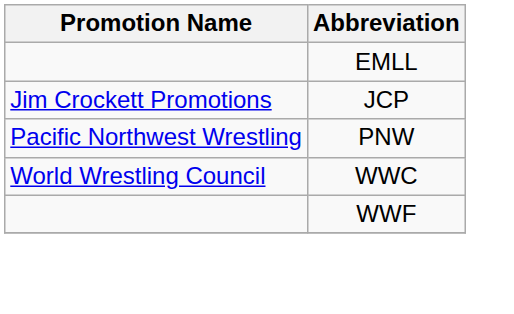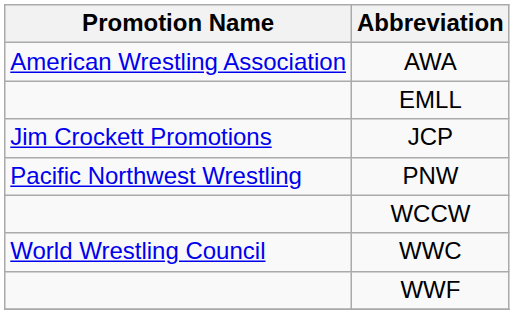+ row: (430, 61)
+ row: (430, 213)
